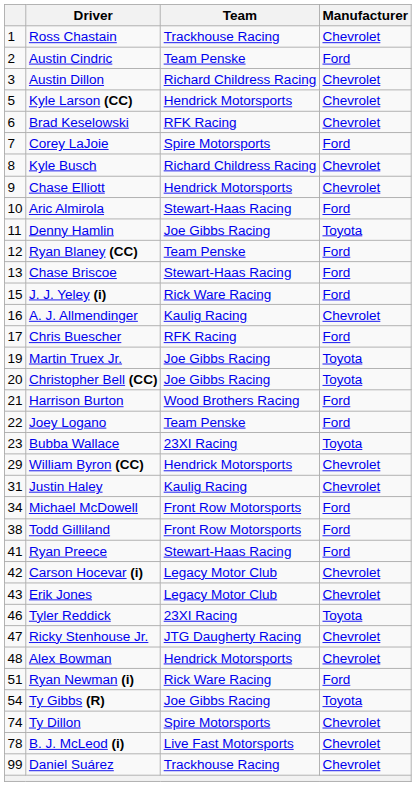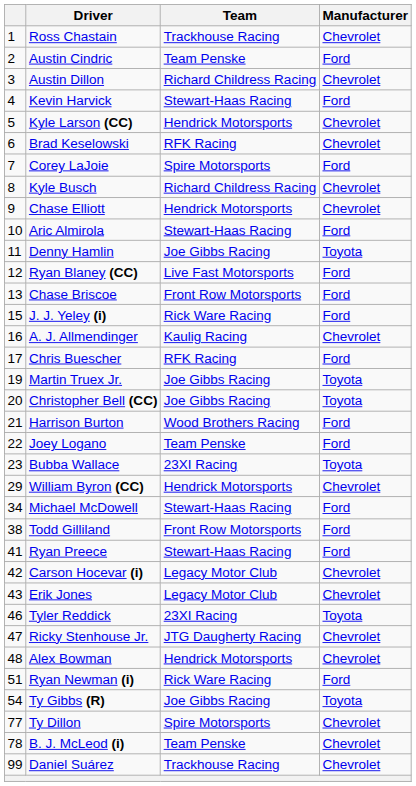+ row: (70, 101)
(205, 251) Team Penske -> (229, 272) Live Fast Motorsports
(228, 272) Stewart-Haas Racing -> (232, 294) Front Row Motorsports
- row: (66, 486)
(232, 508) Front Row Motorsports -> (228, 508) Stewart-Haas Racing
(15, 722) 74 -> (15, 722) 77
(229, 743) Live Fast Motorsports -> (205, 743) Team Penske
